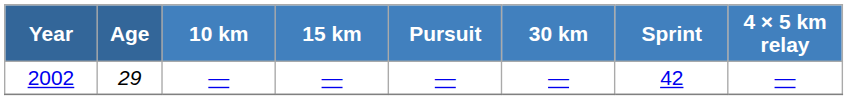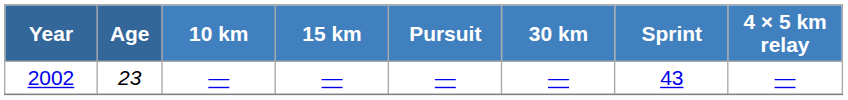(130, 78) 29 -> (130, 78) 23
(672, 78) 42 -> (672, 78) 43
